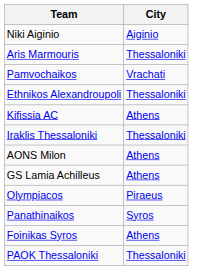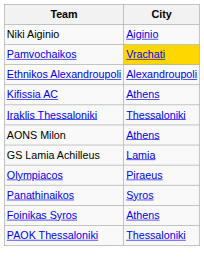- row: (43, 54)
(146, 74) no background -> (146, 54) gold background
(156, 94) Thessaloniki -> (162, 74) Alexandroupoli
(143, 175) Athens -> (141, 155) Lamia
